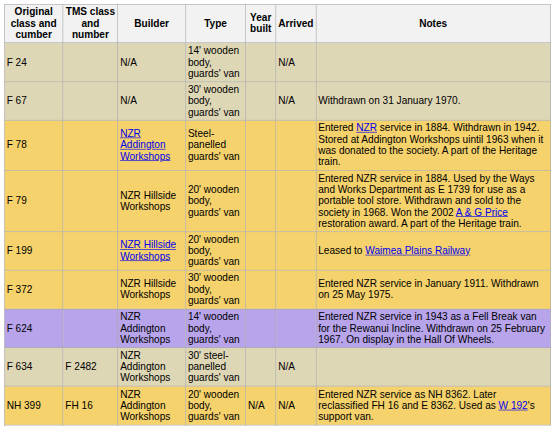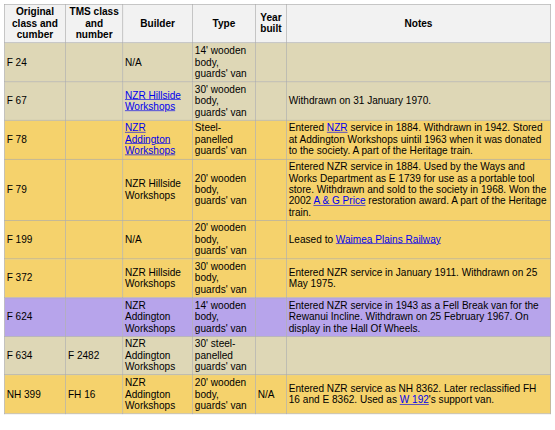- column: (296, 23)
(129, 101) N/A -> (153, 101) NZR Hillside Workshops
(148, 251) NZR Hillside Workshops -> (133, 239) N/A
